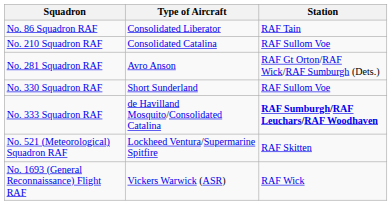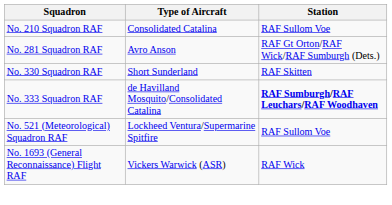- row: (52, 28)
(296, 87) RAF Sullom Voe -> (287, 71) RAF Skitten
(287, 148) RAF Skitten -> (296, 132) RAF Sullom Voe
